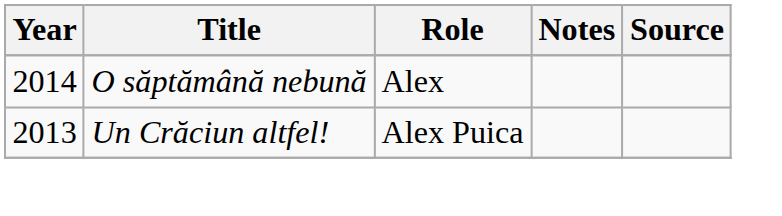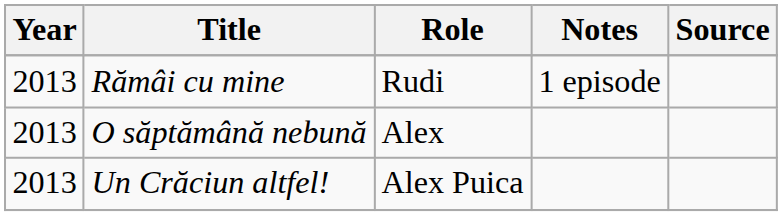+ row: (188, 81)
(45, 81) 2014 -> (45, 132) 2013
